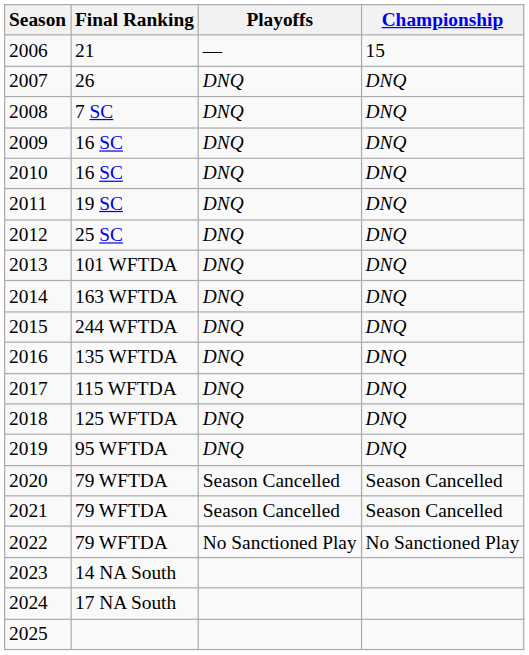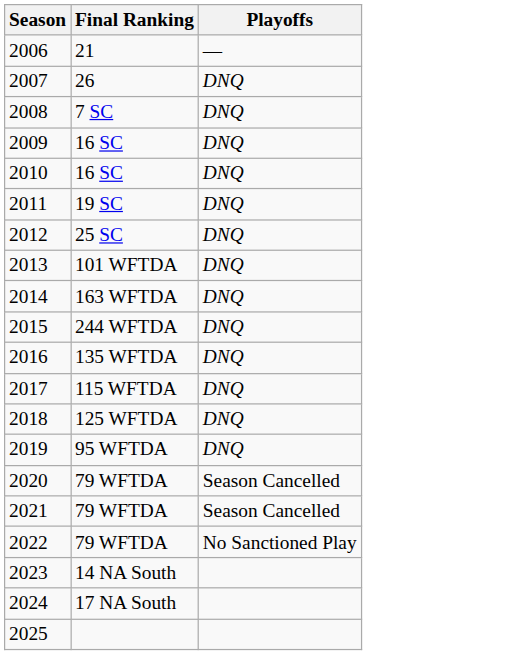- column: (442, 19)
